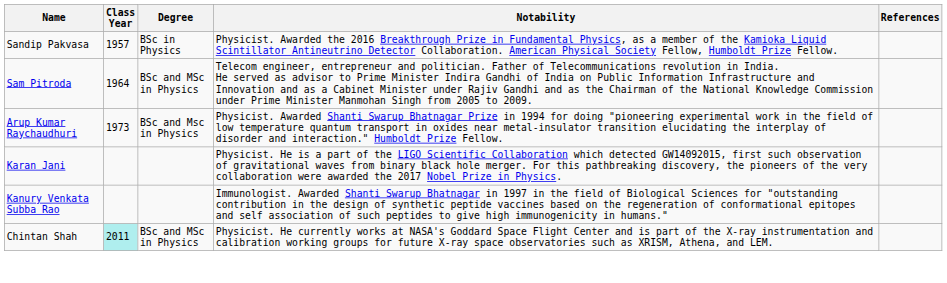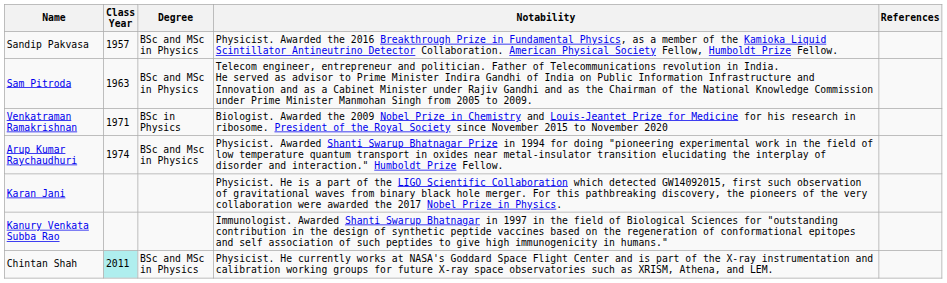(160, 45) BSc in Physics -> (172, 45) BSc and MSc in Physics
(118, 83) 1964 -> (118, 83) 1963
+ row: (42, 122)
(118, 127) 1973 -> (118, 155) 1974
